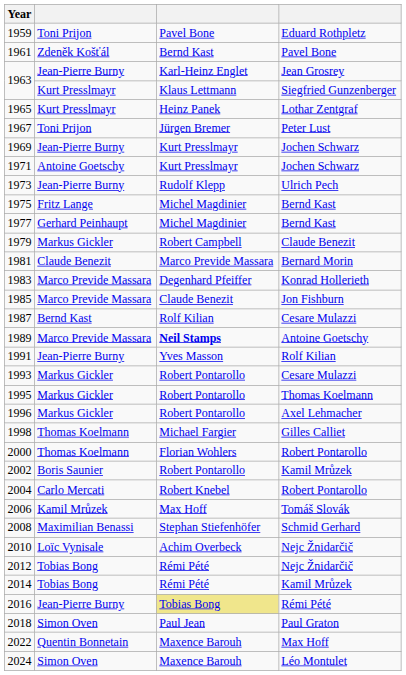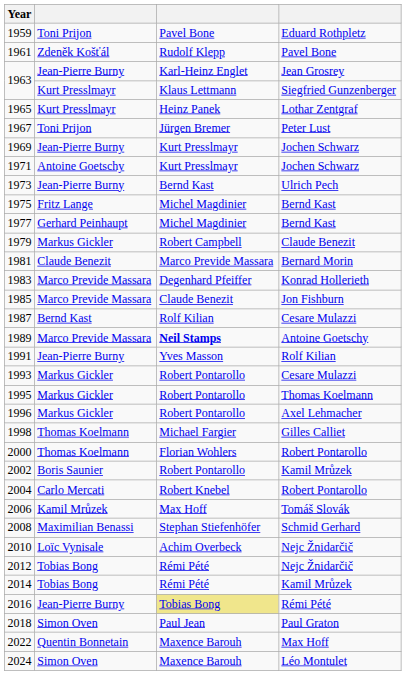(186, 52) Bernd Kast -> (192, 52) Rudolf Klepp
(192, 185) Rudolf Klepp -> (186, 185) Bernd Kast
